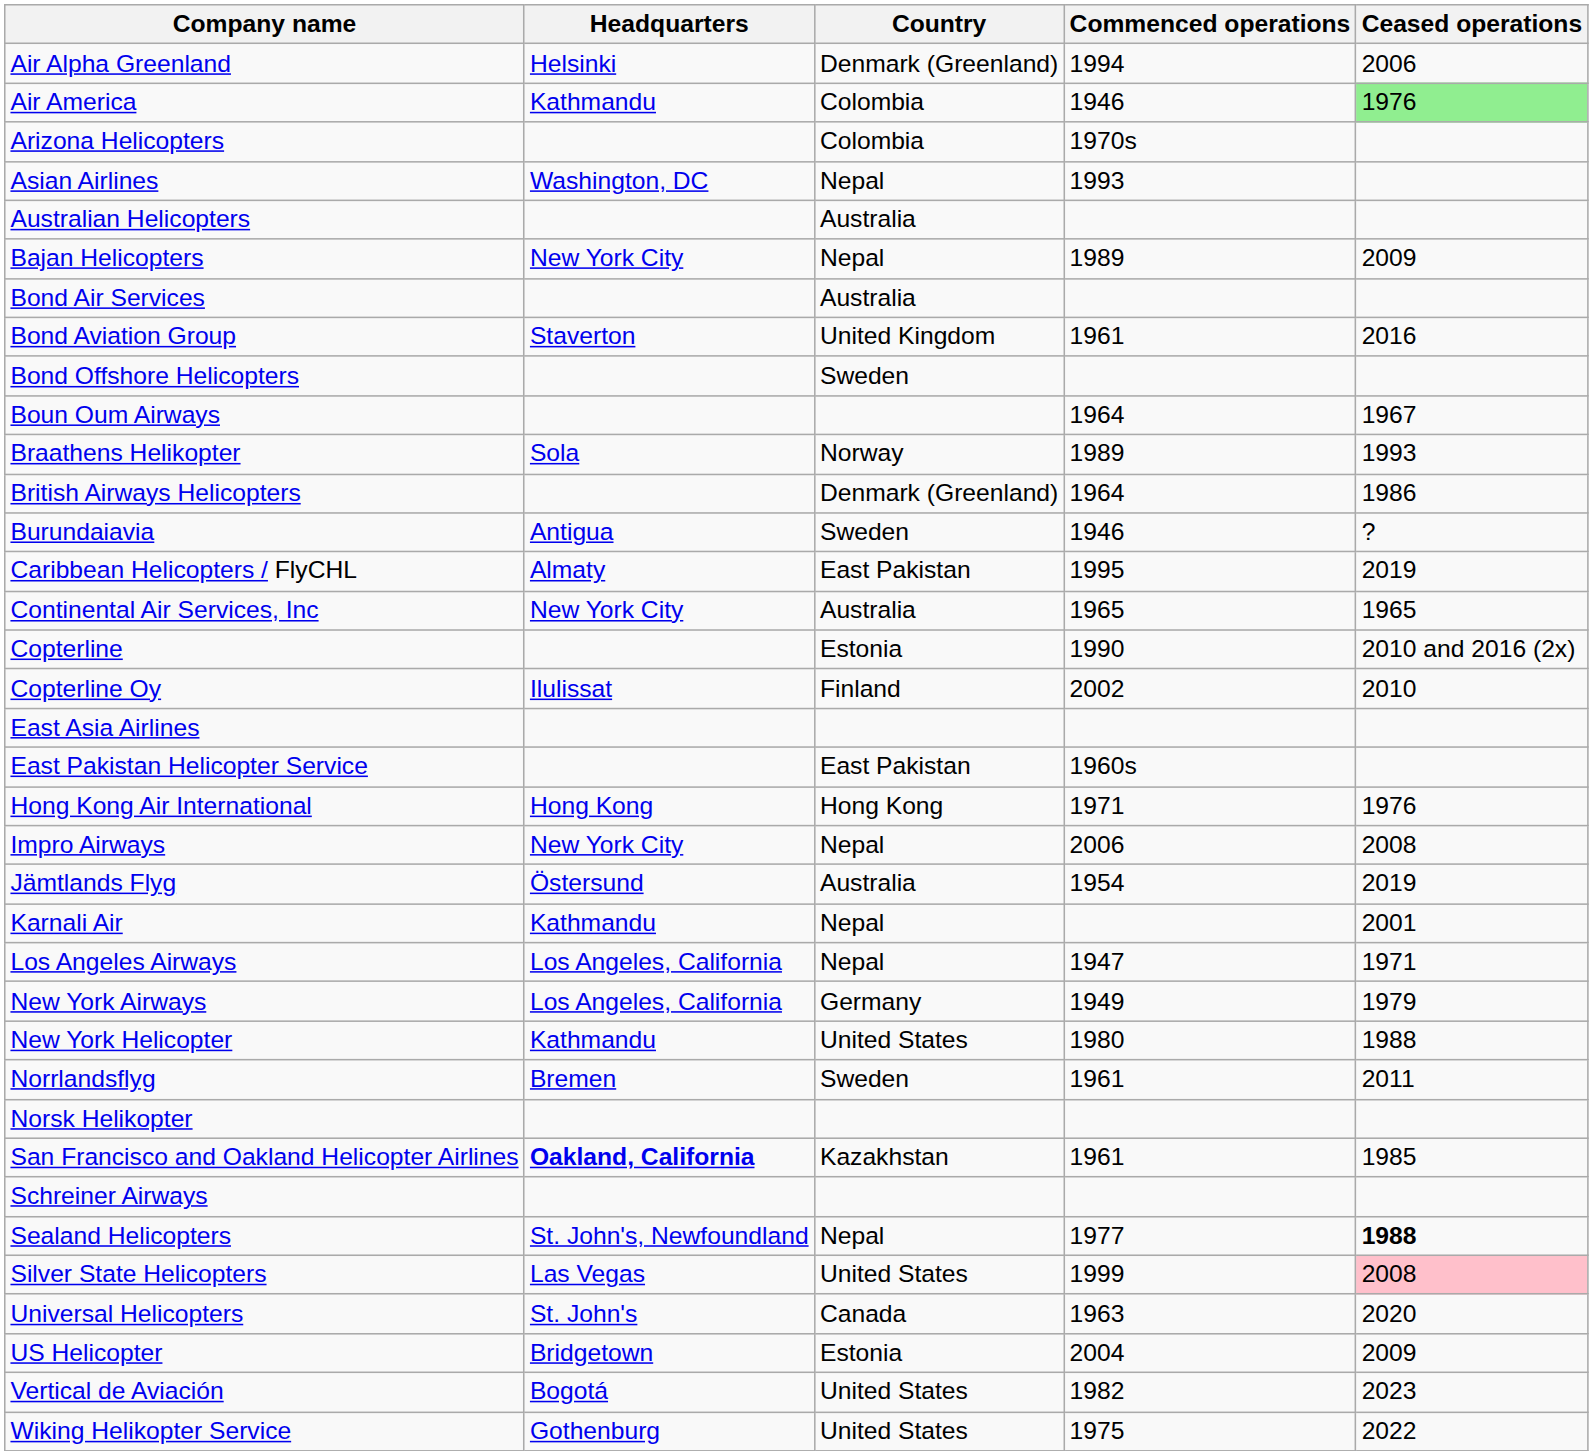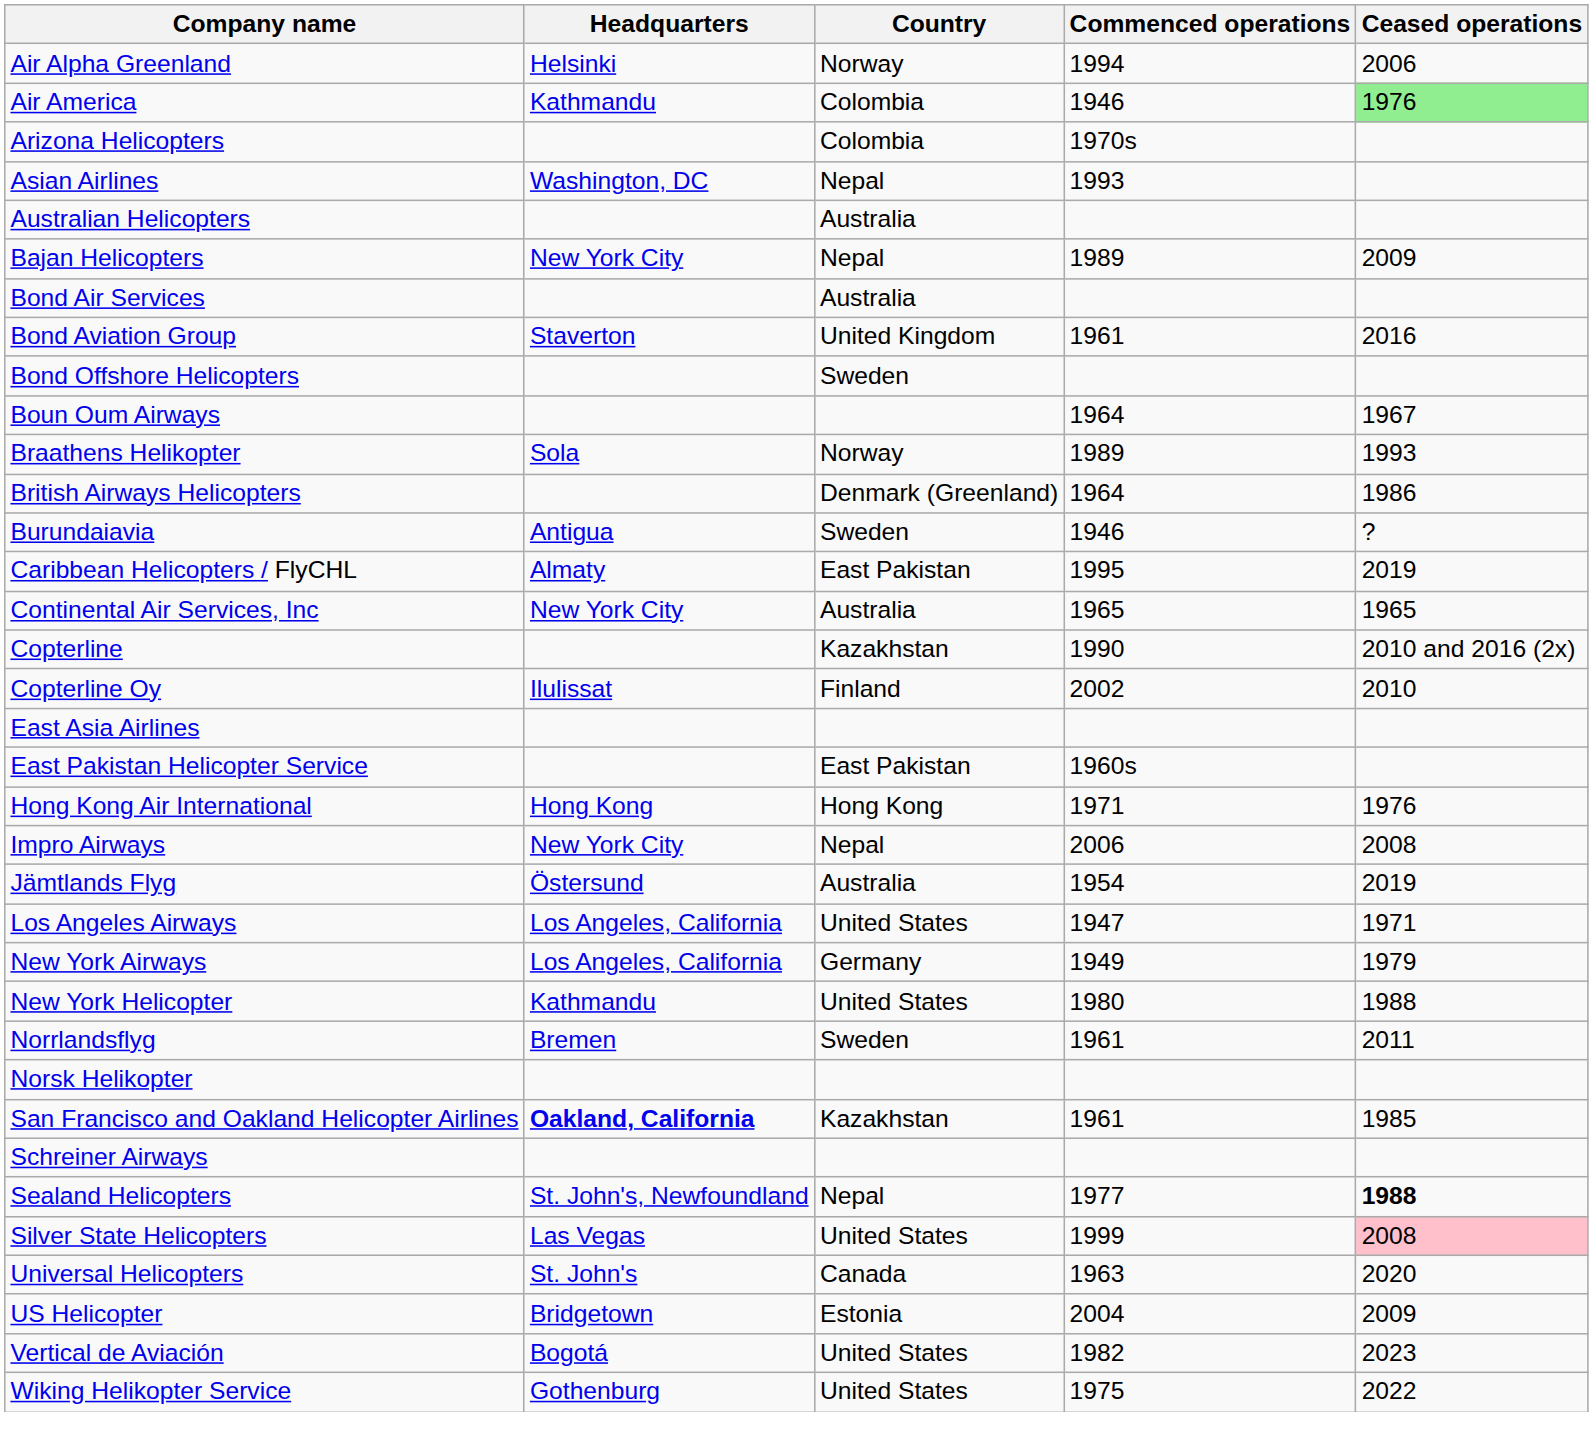(939, 63) Denmark (Greenland) -> (862, 63) Norway
(861, 649) Estonia -> (884, 649) Kazakhstan
- row: (67, 922)
(852, 961) Nepal -> (894, 922) United States
